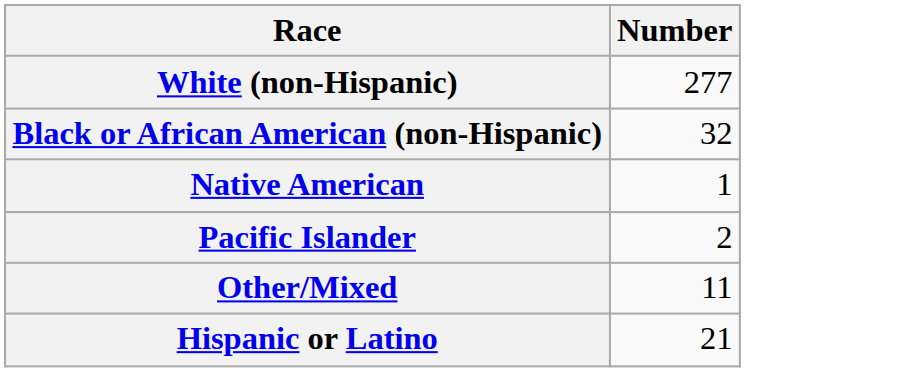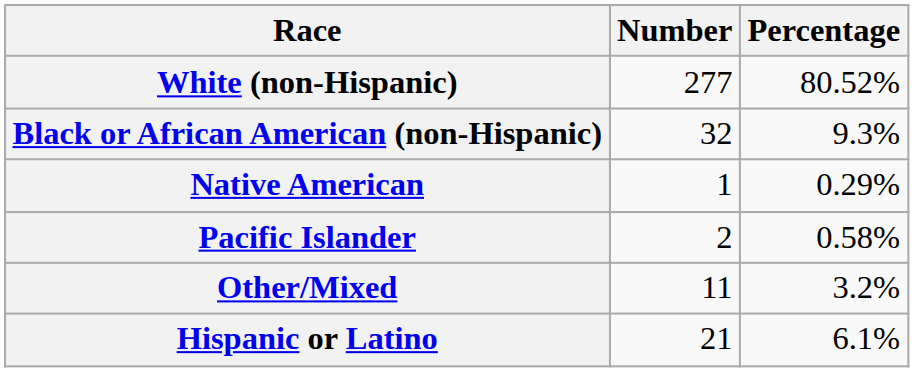+ column: (824, 30)
